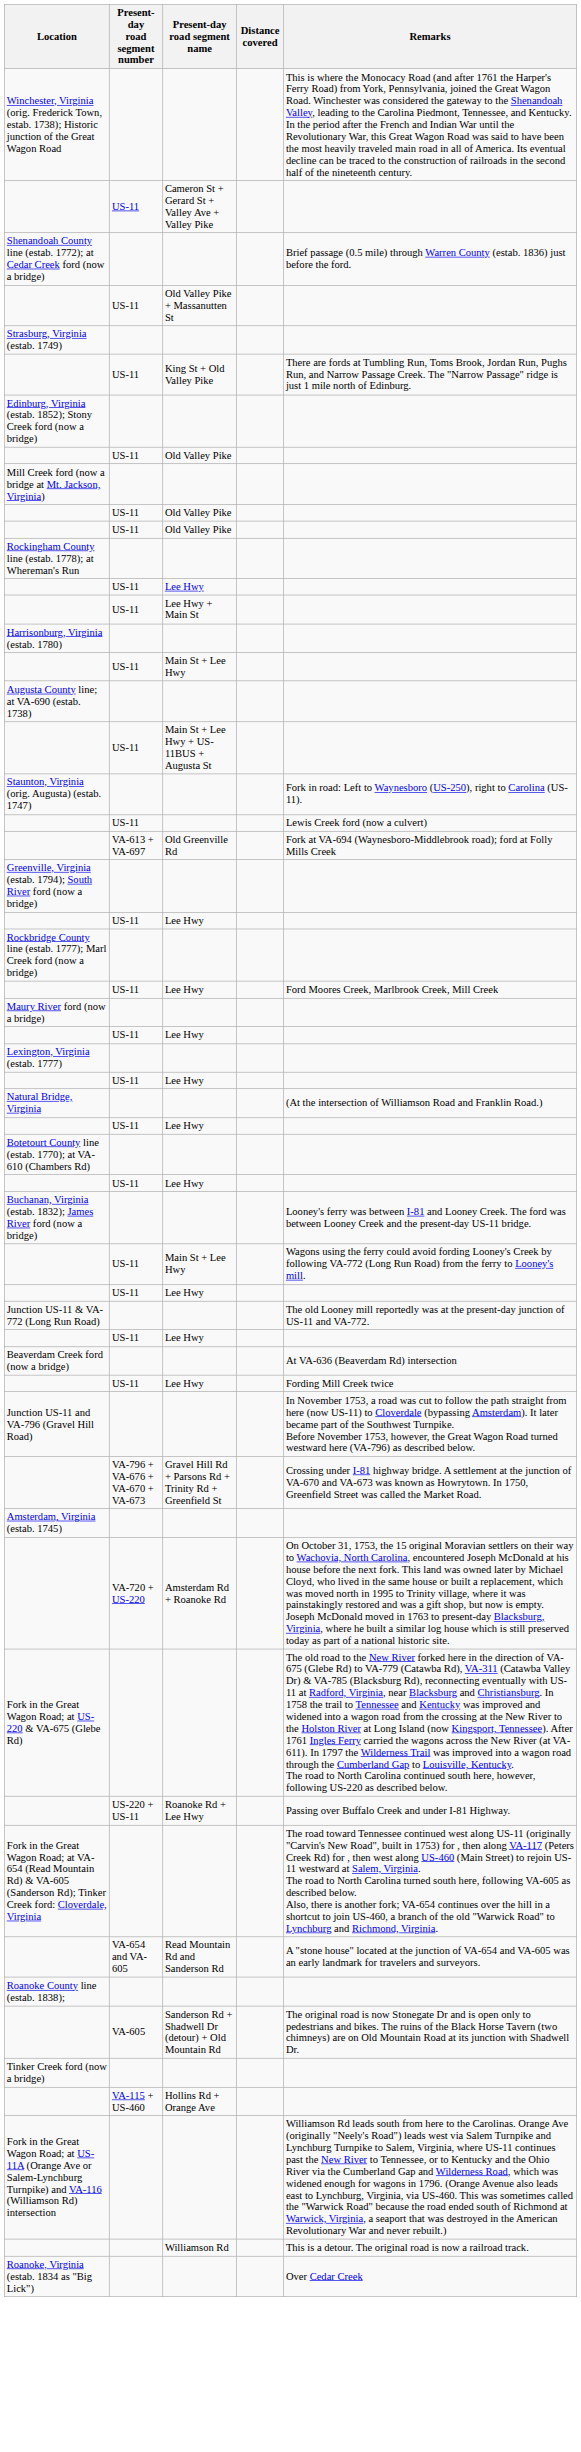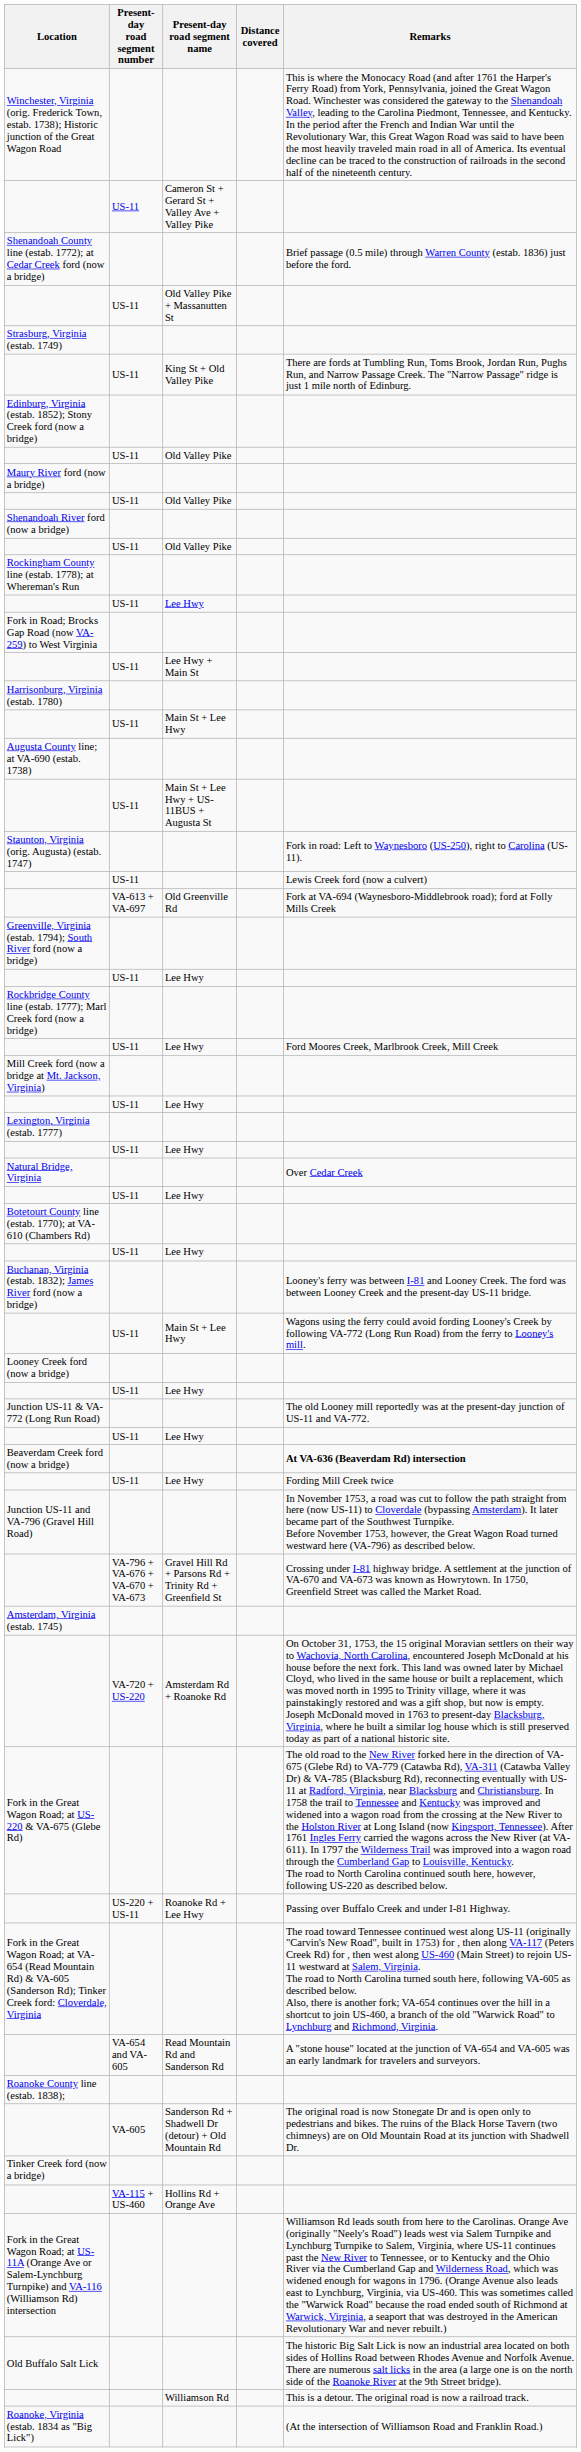rows swapped: (56, 484) <-> (56, 1012)
+ row: (56, 523)
+ row: (52, 632)
(414, 1103) (At the intersection of Williamson Road and Franklin Road.) -> (324, 1172) Over Cedar Creek
+ row: (47, 1368)
(371, 1361) normal -> (376, 1458) bold
+ row: (53, 2363)
(324, 2276) Over Cedar Creek -> (414, 2426) (At the intersection of Williamson Road and Franklin Road.)
